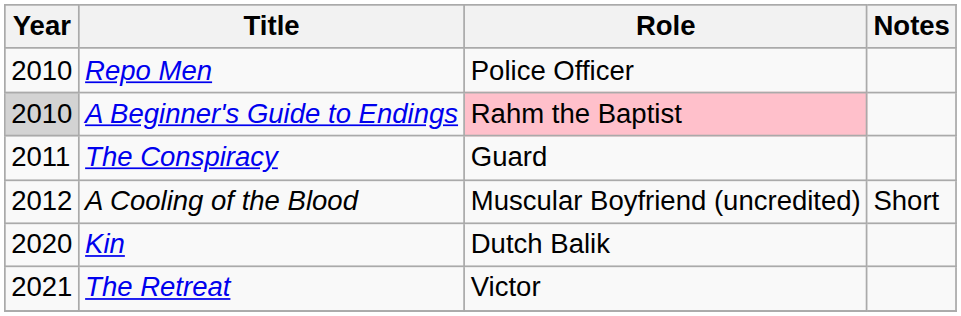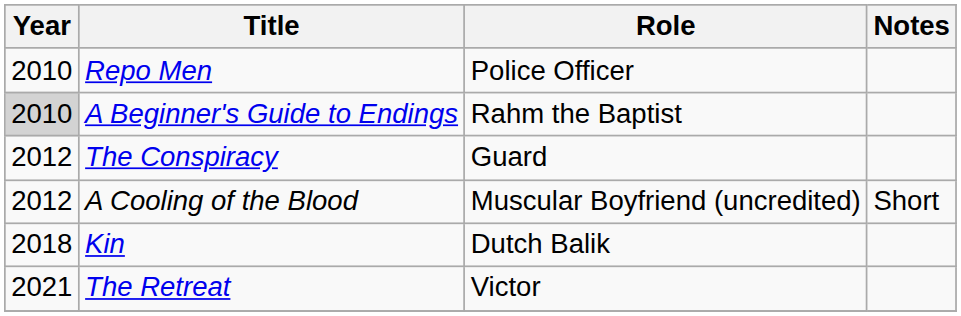(576, 113) pink background -> (576, 113) no background
(41, 157) 2011 -> (42, 157) 2012
(42, 244) 2020 -> (42, 244) 2018
